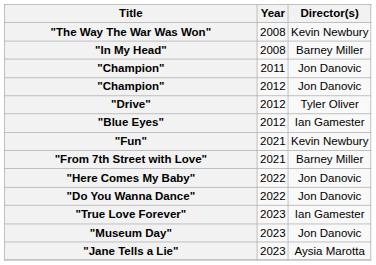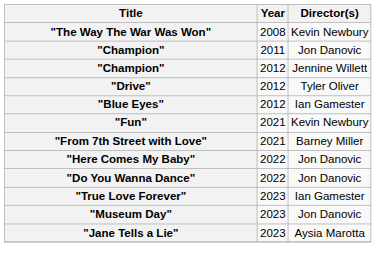- row: (131, 50)
(330, 86) Jon Danovic -> (330, 68) Jennine Willett
